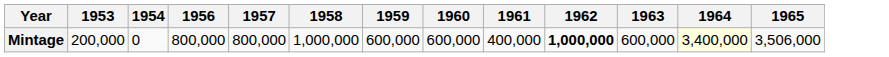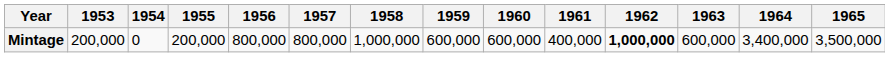+ column: (198, 16)
(715, 39) lightyellow background -> (775, 39) no background
(788, 39) 3,506,000 -> (848, 39) 3,500,000
